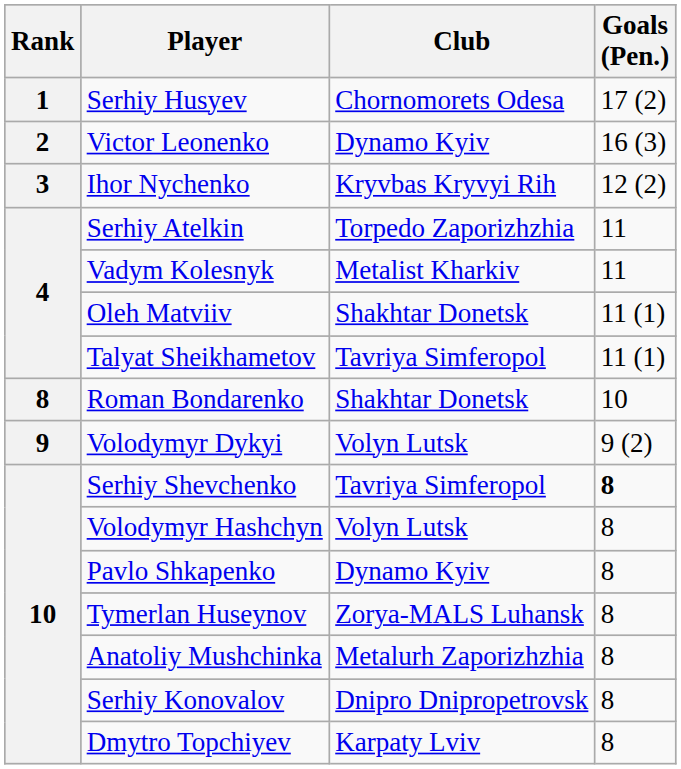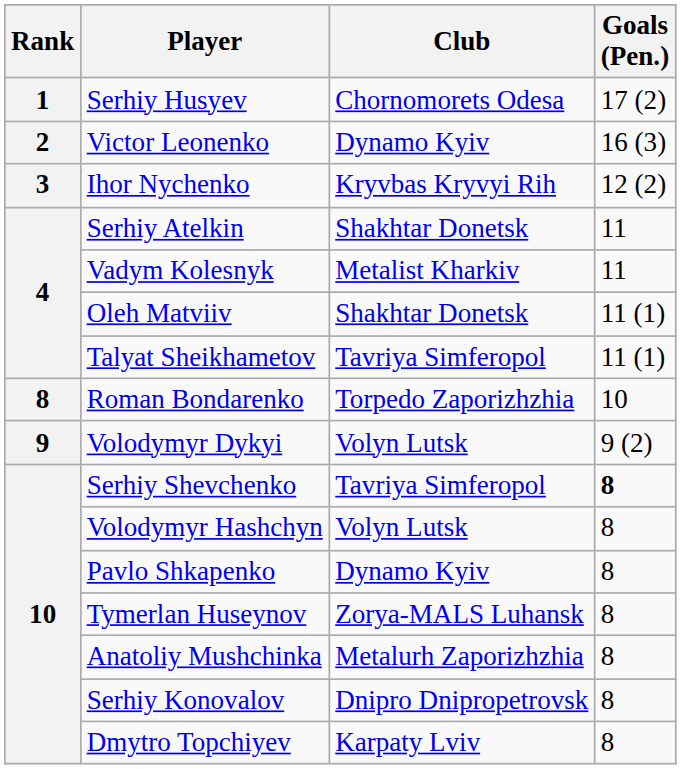(455, 227) Torpedo Zaporizhzhia -> (432, 227) Shakhtar Donetsk
(432, 399) Shakhtar Donetsk -> (455, 399) Torpedo Zaporizhzhia
